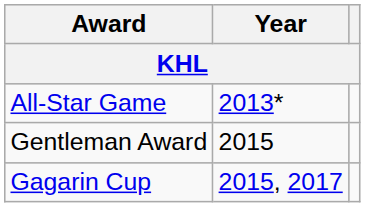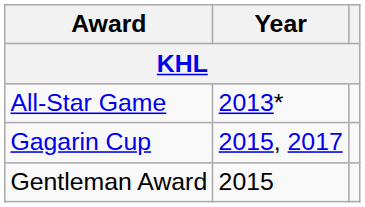rows swapped: (81, 181) <-> (109, 142)
